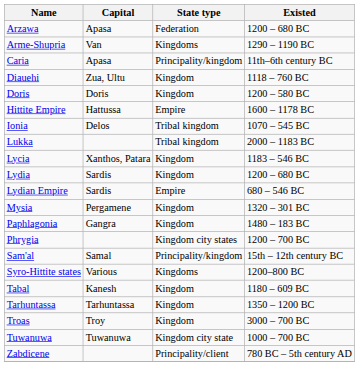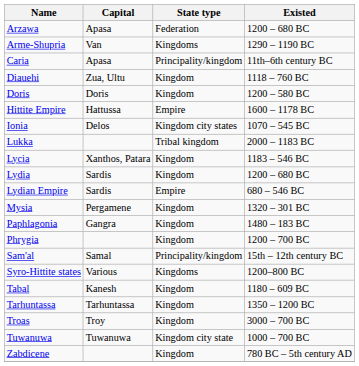(187, 126) Tribal kingdom -> (196, 126) Kingdom city states
(196, 239) Kingdom city states -> (175, 239) Kingdom
(192, 353) Principality/client -> (175, 353) Kingdom
